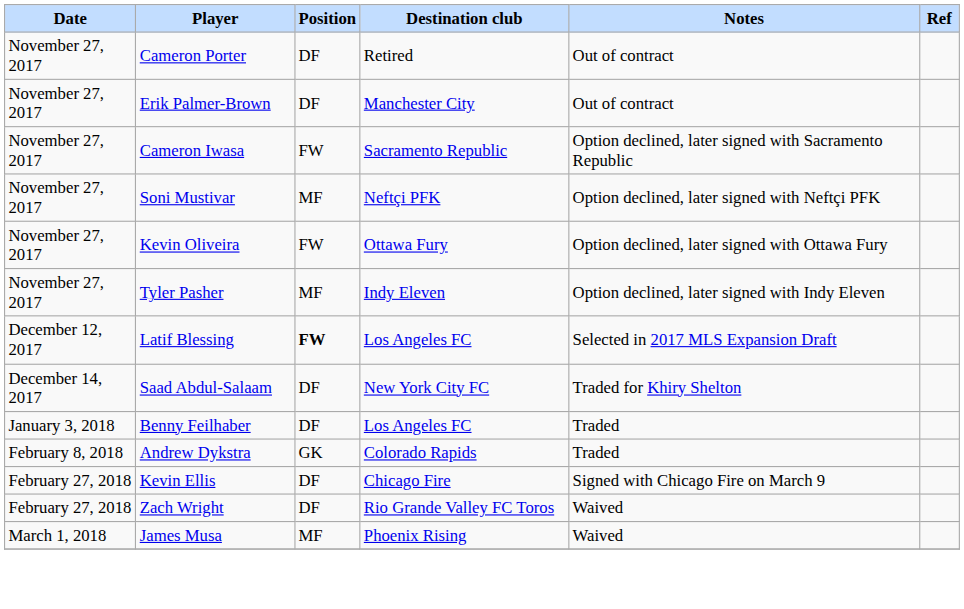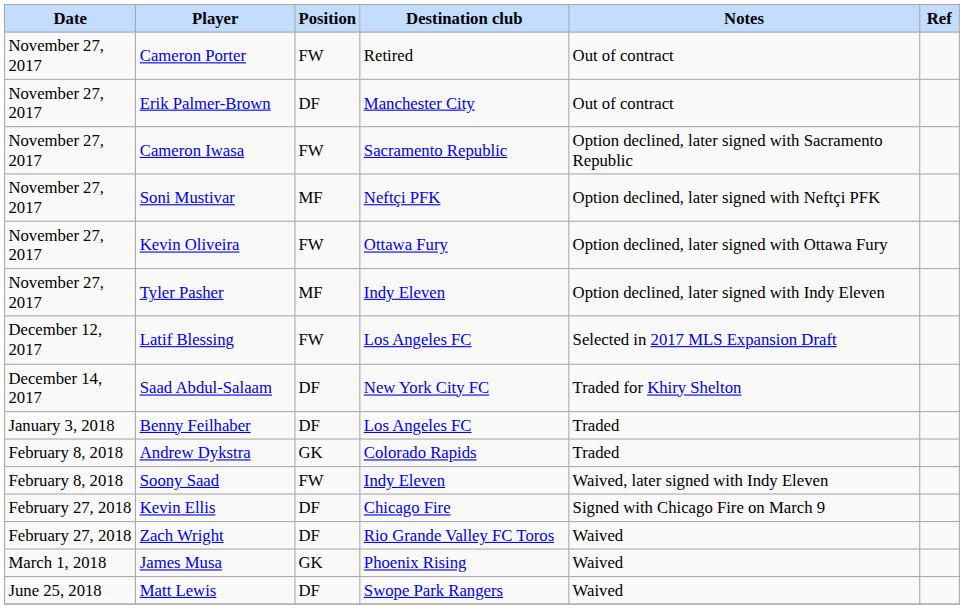(309, 55) DF -> (311, 55) FW
(312, 340) bold -> (311, 340) normal
+ row: (179, 480)
(311, 535) MF -> (311, 562) GK
+ row: (178, 590)
